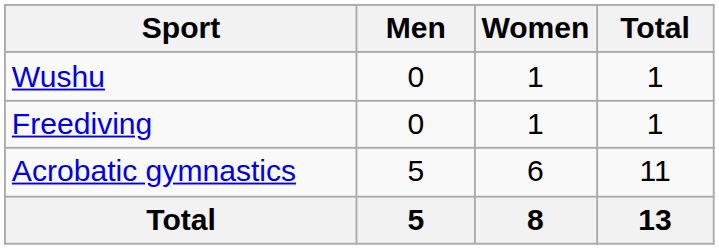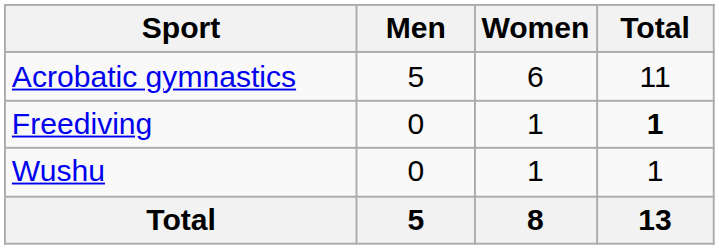rows swapped: (154, 171) <-> (58, 76)
(655, 123) normal -> (655, 123) bold
